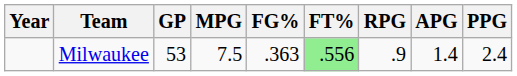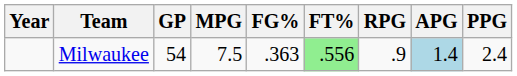(176, 54) 53 -> (176, 54) 54
(445, 54) no background -> (445, 54) lightblue background
